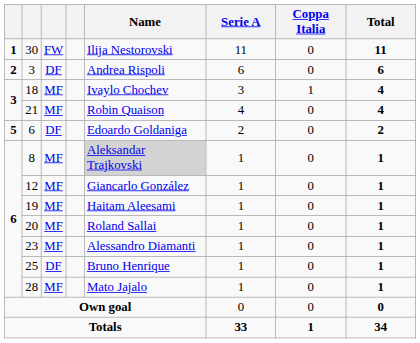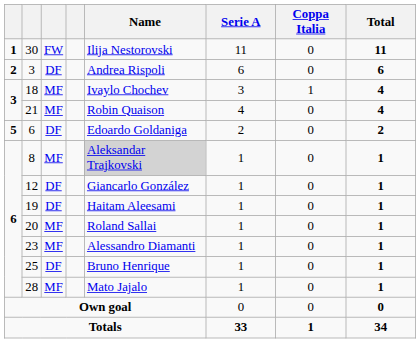(54, 185) MF -> (54, 185) DF
(54, 205) MF -> (54, 205) DF
